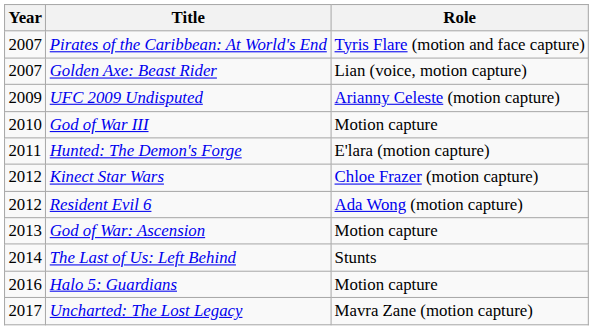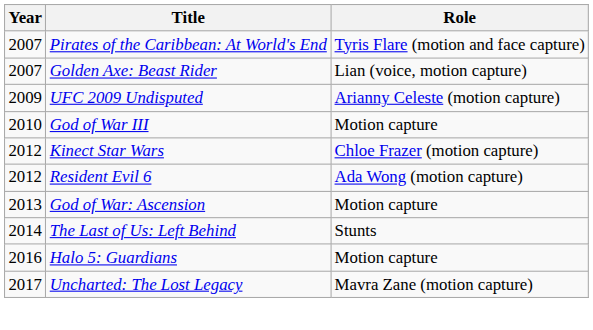- row: (146, 151)
